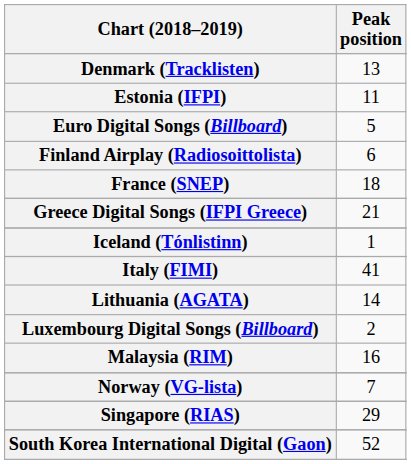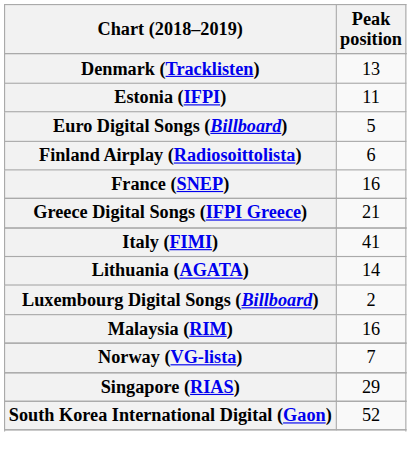(371, 184) 18 -> (371, 184) 16
- row: (170, 241)
